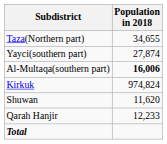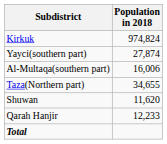rows swapped: (20, 85) <-> (45, 38)
(146, 69) bold -> (146, 69) normal
